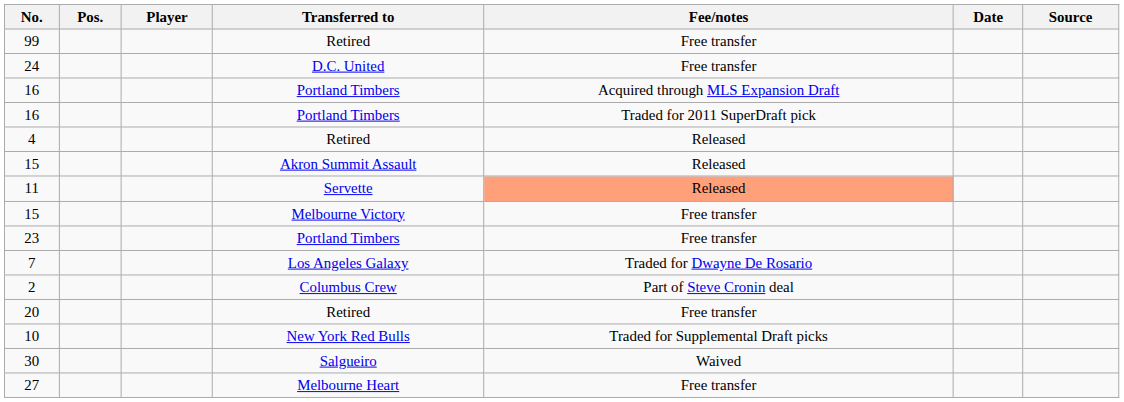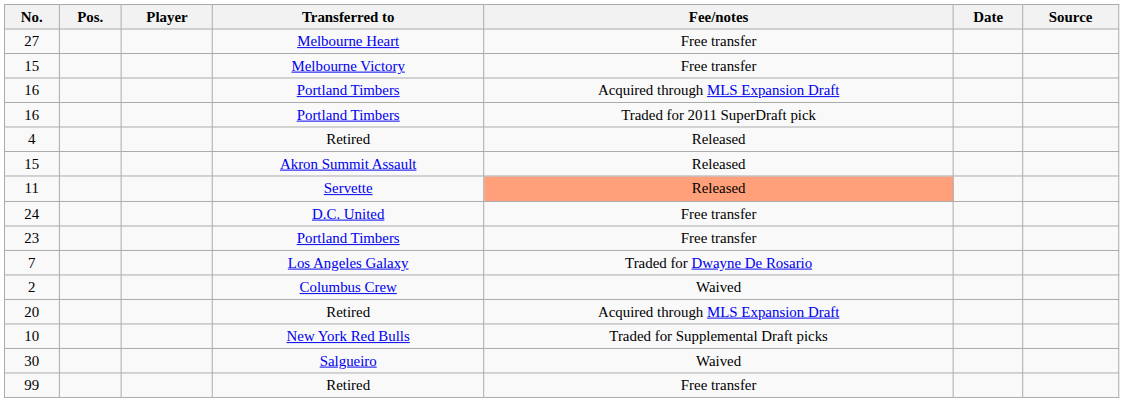rows swapped: (32, 41) <-> (32, 385)
rows swapped: (32, 213) <-> (32, 66)
(719, 287) Part of Steve Cronin deal -> (719, 287) Waived
(719, 311) Free transfer -> (719, 311) Acquired through MLS Expansion Draft
